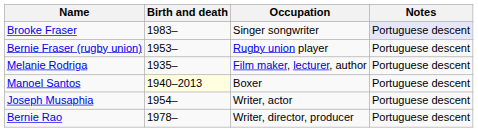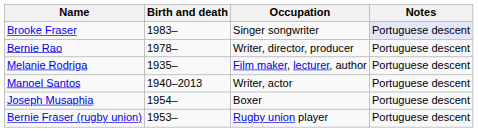rows swapped: (74, 48) <-> (35, 118)
(175, 83) lightyellow background -> (175, 83) no background
(247, 83) Boxer -> (263, 83) Writer, actor
(263, 100) Writer, actor -> (247, 100) Boxer
